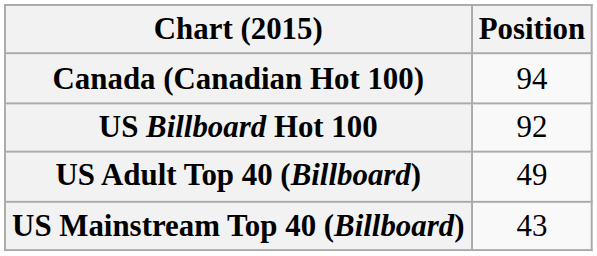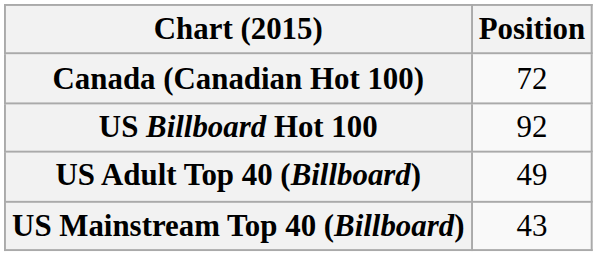(532, 77) 94 -> (532, 77) 72
